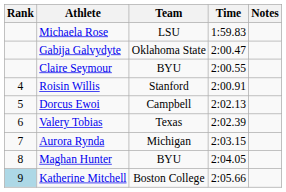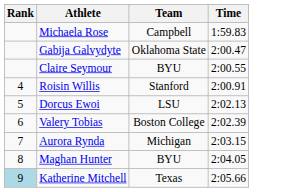- column: (265, 13)
(169, 31) LSU -> (169, 31) Campbell
(169, 104) Campbell -> (169, 104) LSU
(169, 123) Texas -> (169, 123) Boston College
(169, 178) Boston College -> (169, 178) Texas
